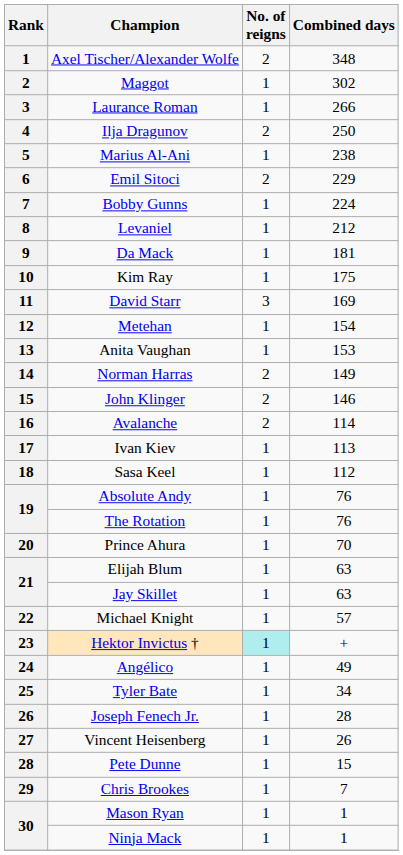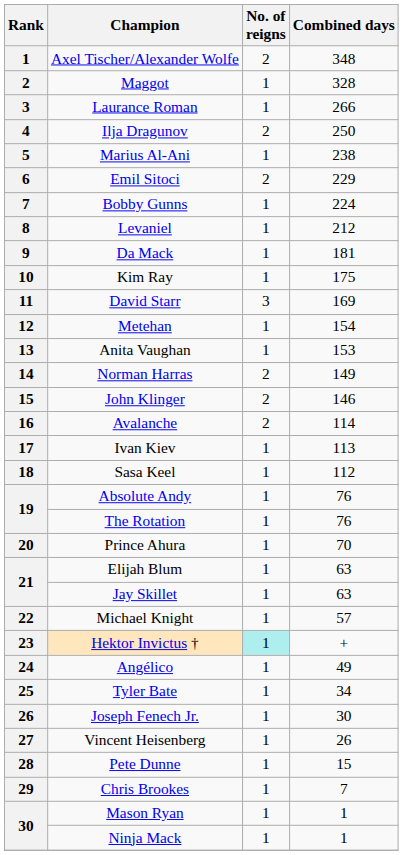(344, 82) 302 -> (344, 82) 328
(344, 716) 28 -> (344, 716) 30
